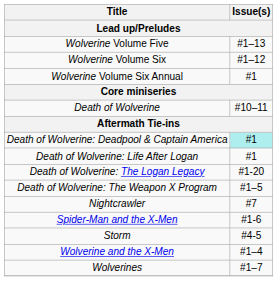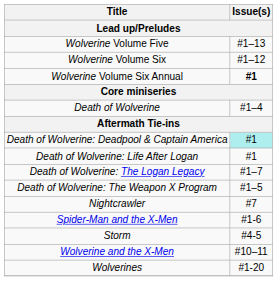(251, 76) normal -> (251, 76) bold
(251, 108) #10–11 -> (251, 108) #1–4
(251, 172) #1-20 -> (251, 172) #1–7
(251, 252) #1–4 -> (251, 252) #10–11
(251, 268) #1–7 -> (251, 268) #1-20
